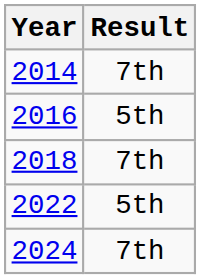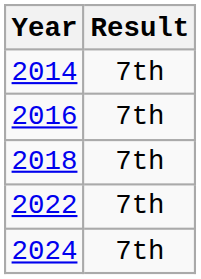(140, 117) 5th -> (140, 117) 7th
(140, 206) 5th -> (140, 206) 7th
